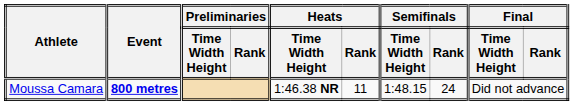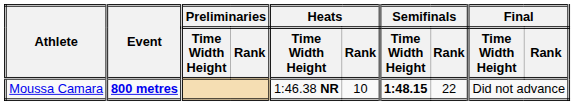(360, 89) 11 -> (360, 89) 10
(405, 89) normal -> (406, 89) bold
(448, 89) 24 -> (449, 89) 22
